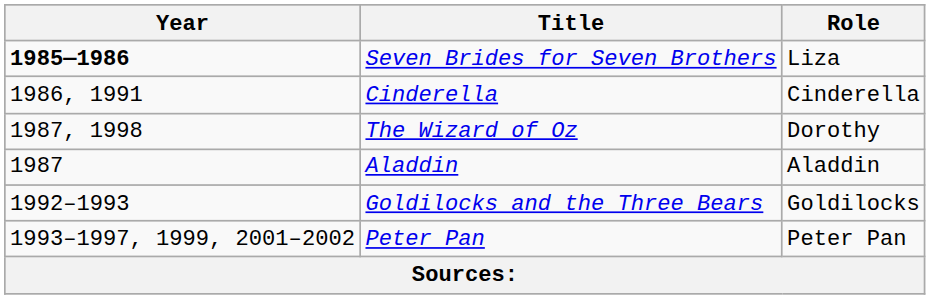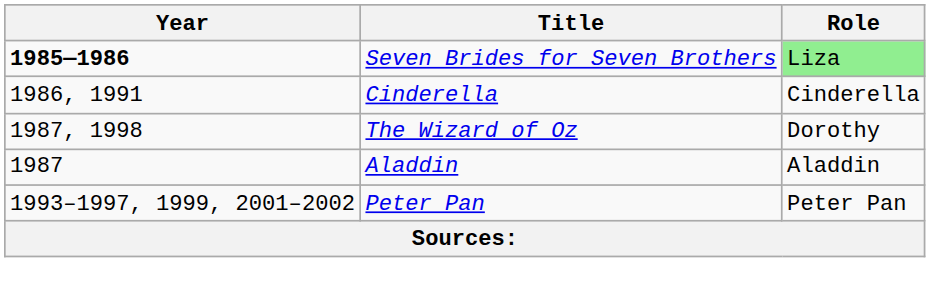(814, 59) no background -> (814, 59) lightgreen background
- row: (564, 203)
